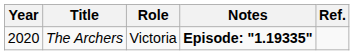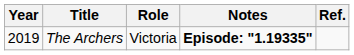(24, 38) 2020 -> (24, 38) 2019
